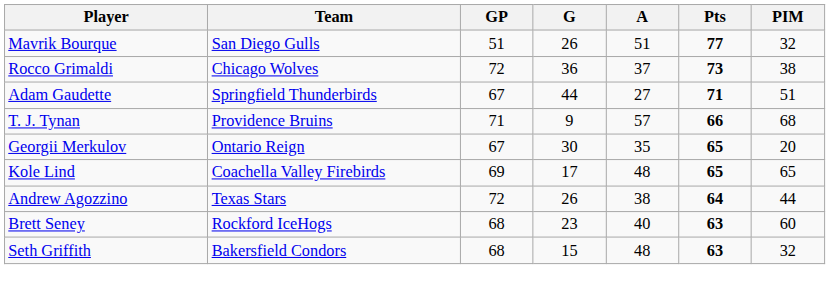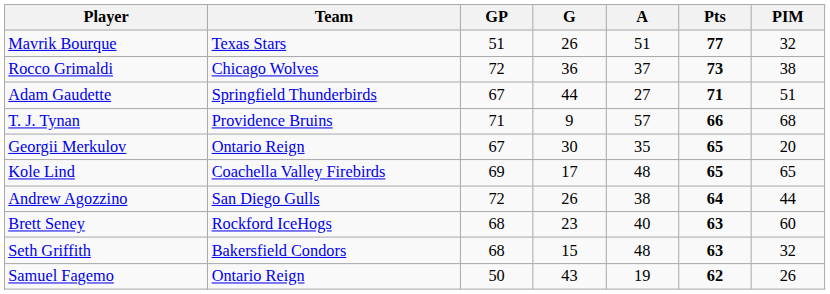(266, 43) San Diego Gulls -> (249, 43) Texas Stars
(249, 198) Texas Stars -> (266, 198) San Diego Gulls
+ row: (61, 276)
